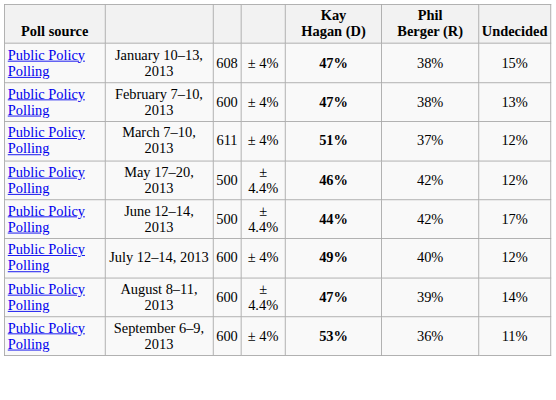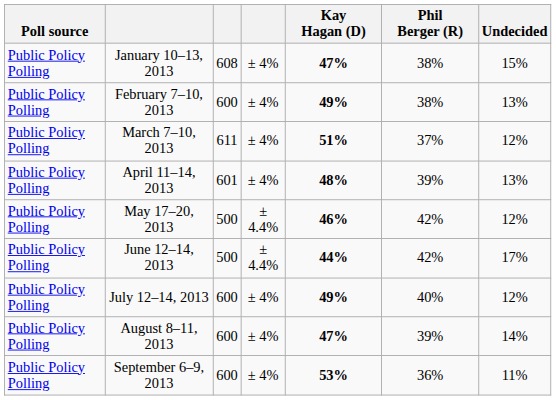(334, 102) 47% -> (334, 102) 49%
+ row: (159, 180)
(263, 297) ± 4.4% -> (263, 336) ± 4%
